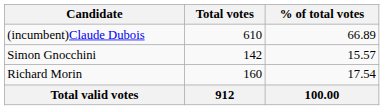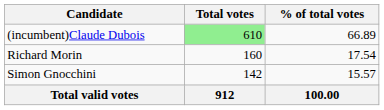(253, 34) no background -> (253, 34) lightgreen background
rows swapped: (45, 74) <-> (52, 54)
